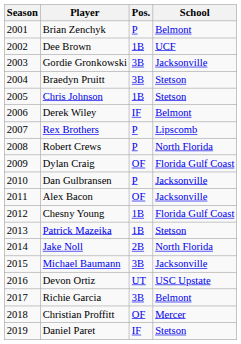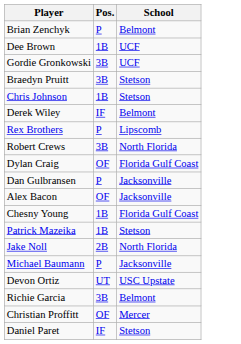- column: (22, 12)
(181, 63) Jacksonville -> (129, 63) UCF
(135, 146) P -> (102, 146) 3B
(138, 264) 3B -> (99, 264) P
